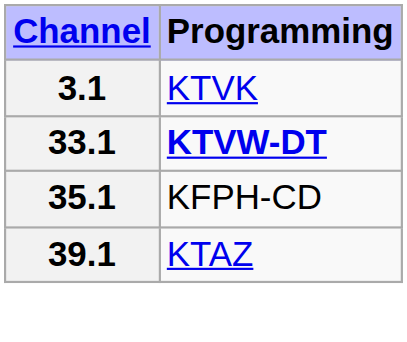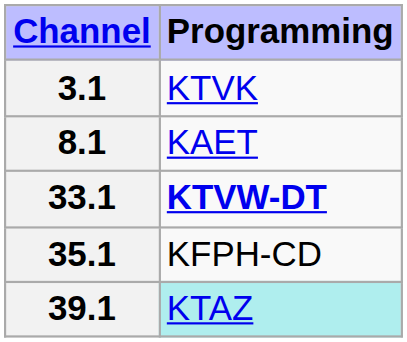+ row: (82, 142)
(210, 253) no background -> (210, 308) paleturquoise background
